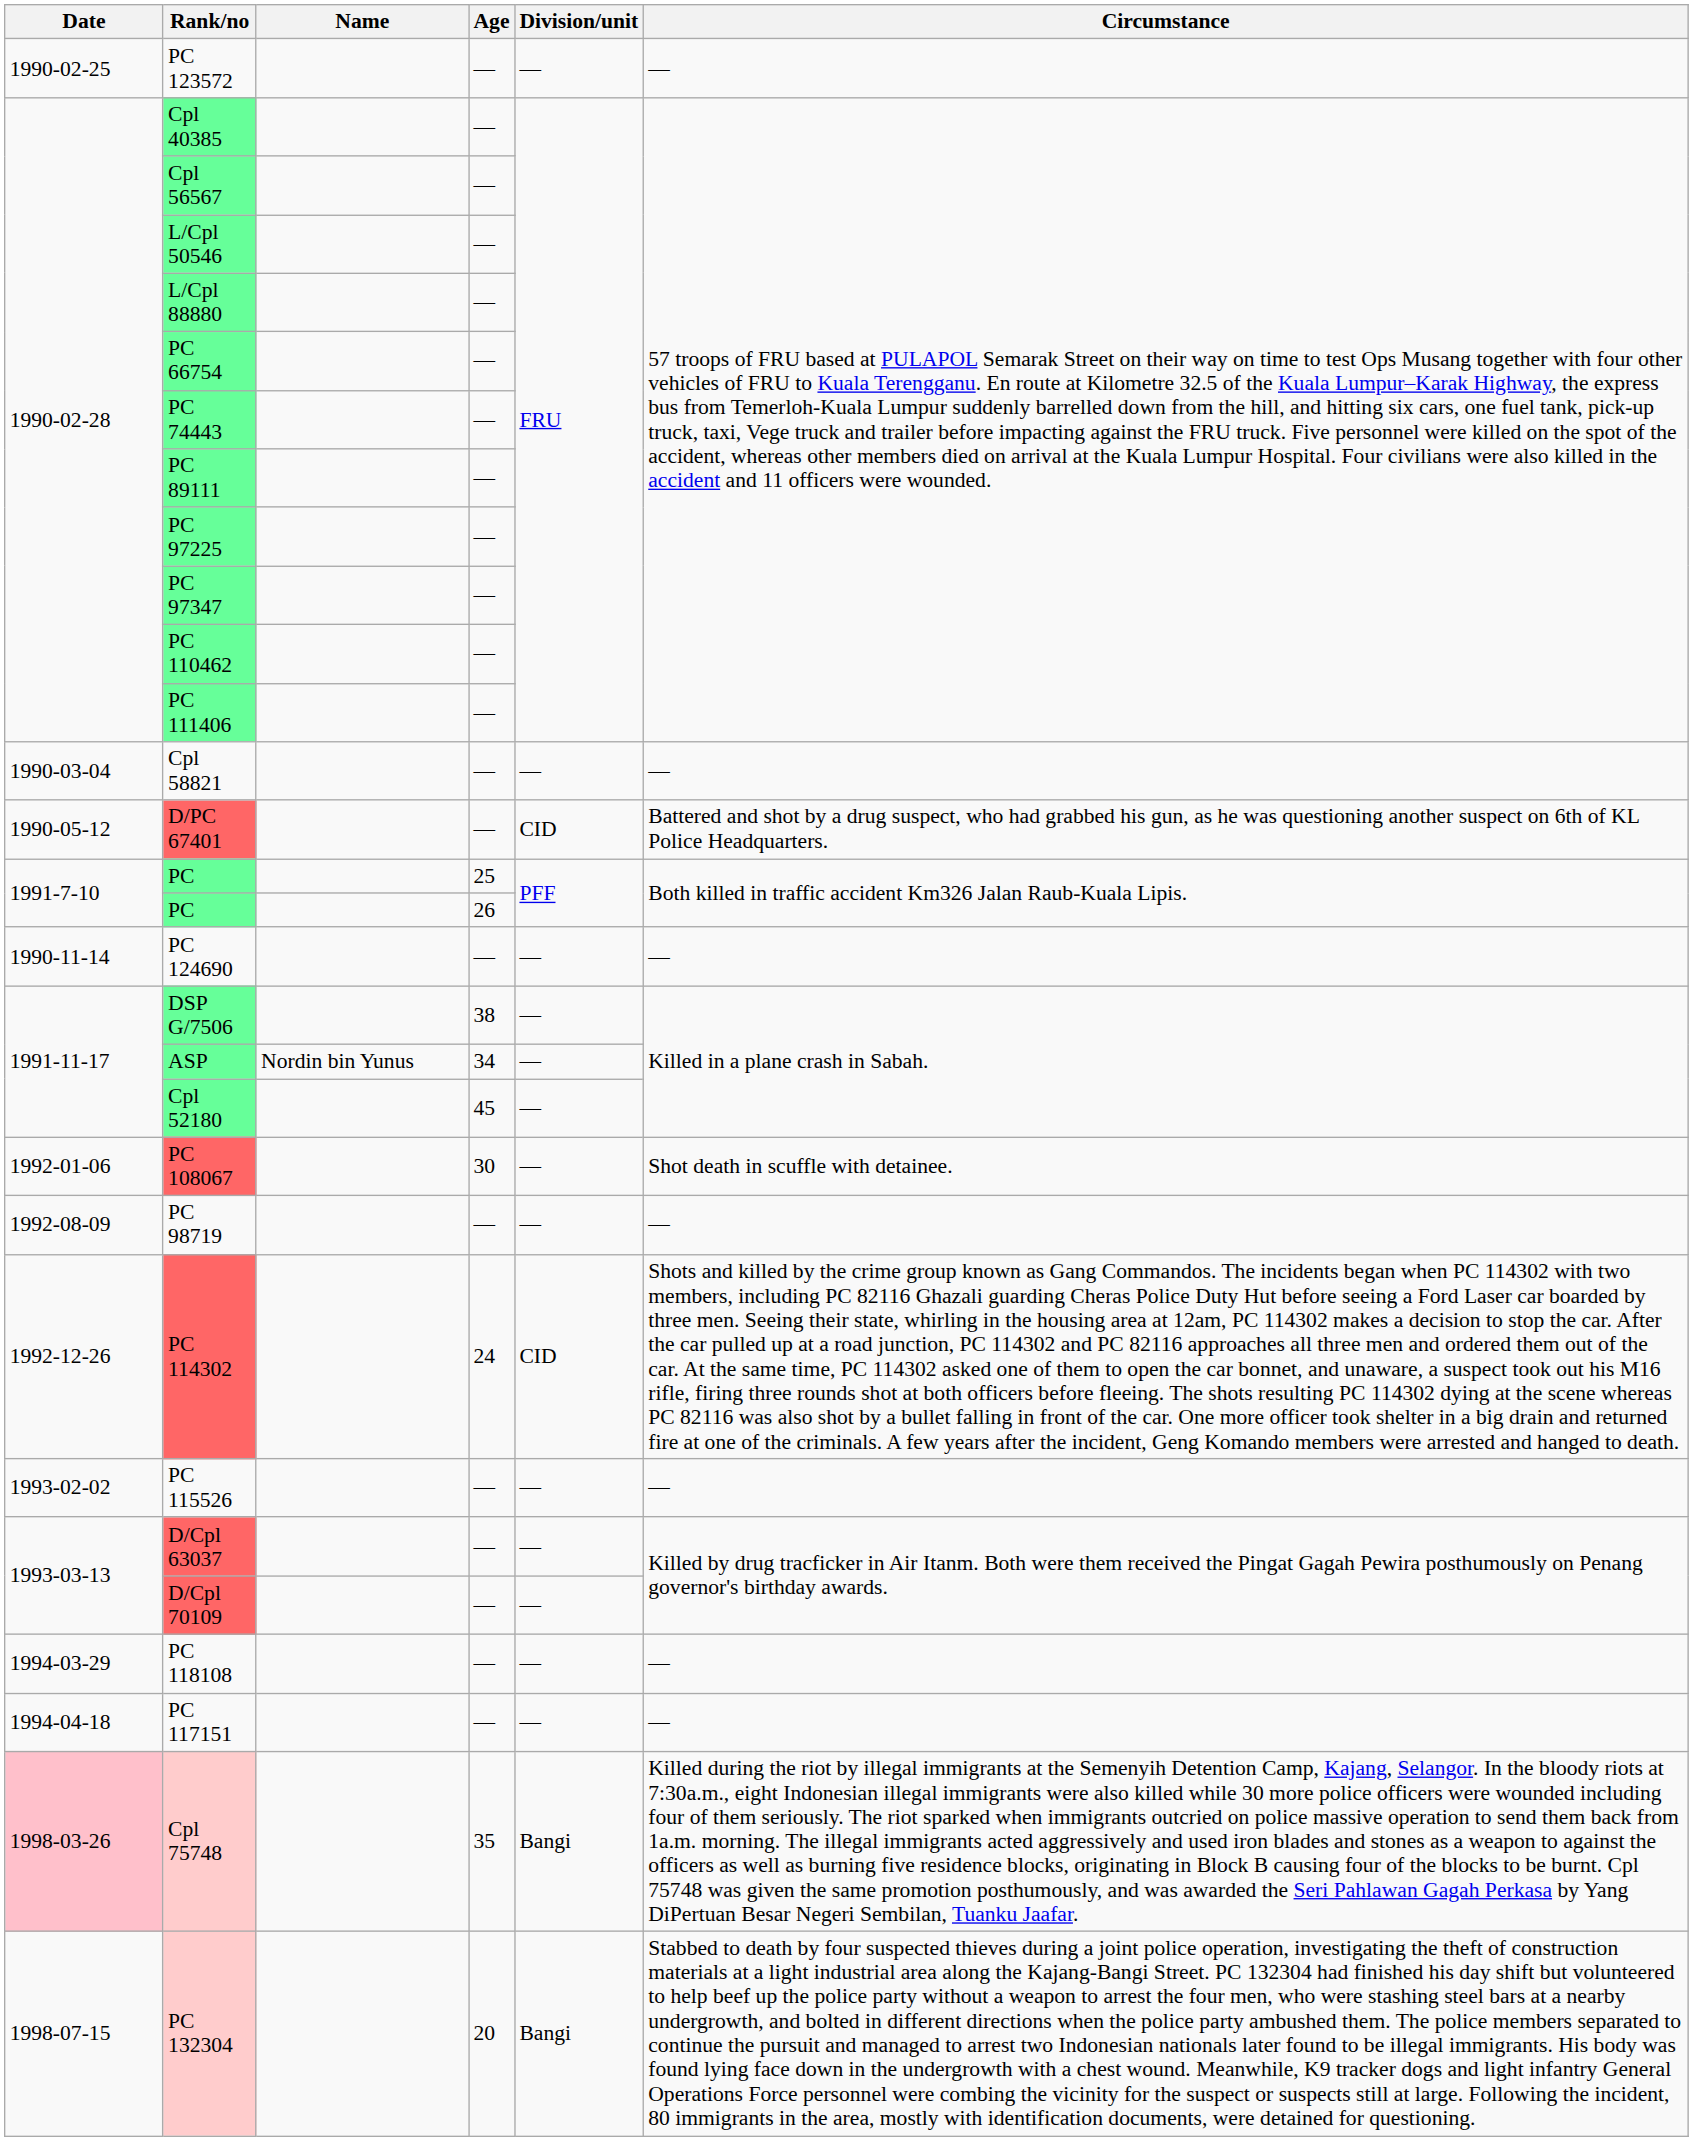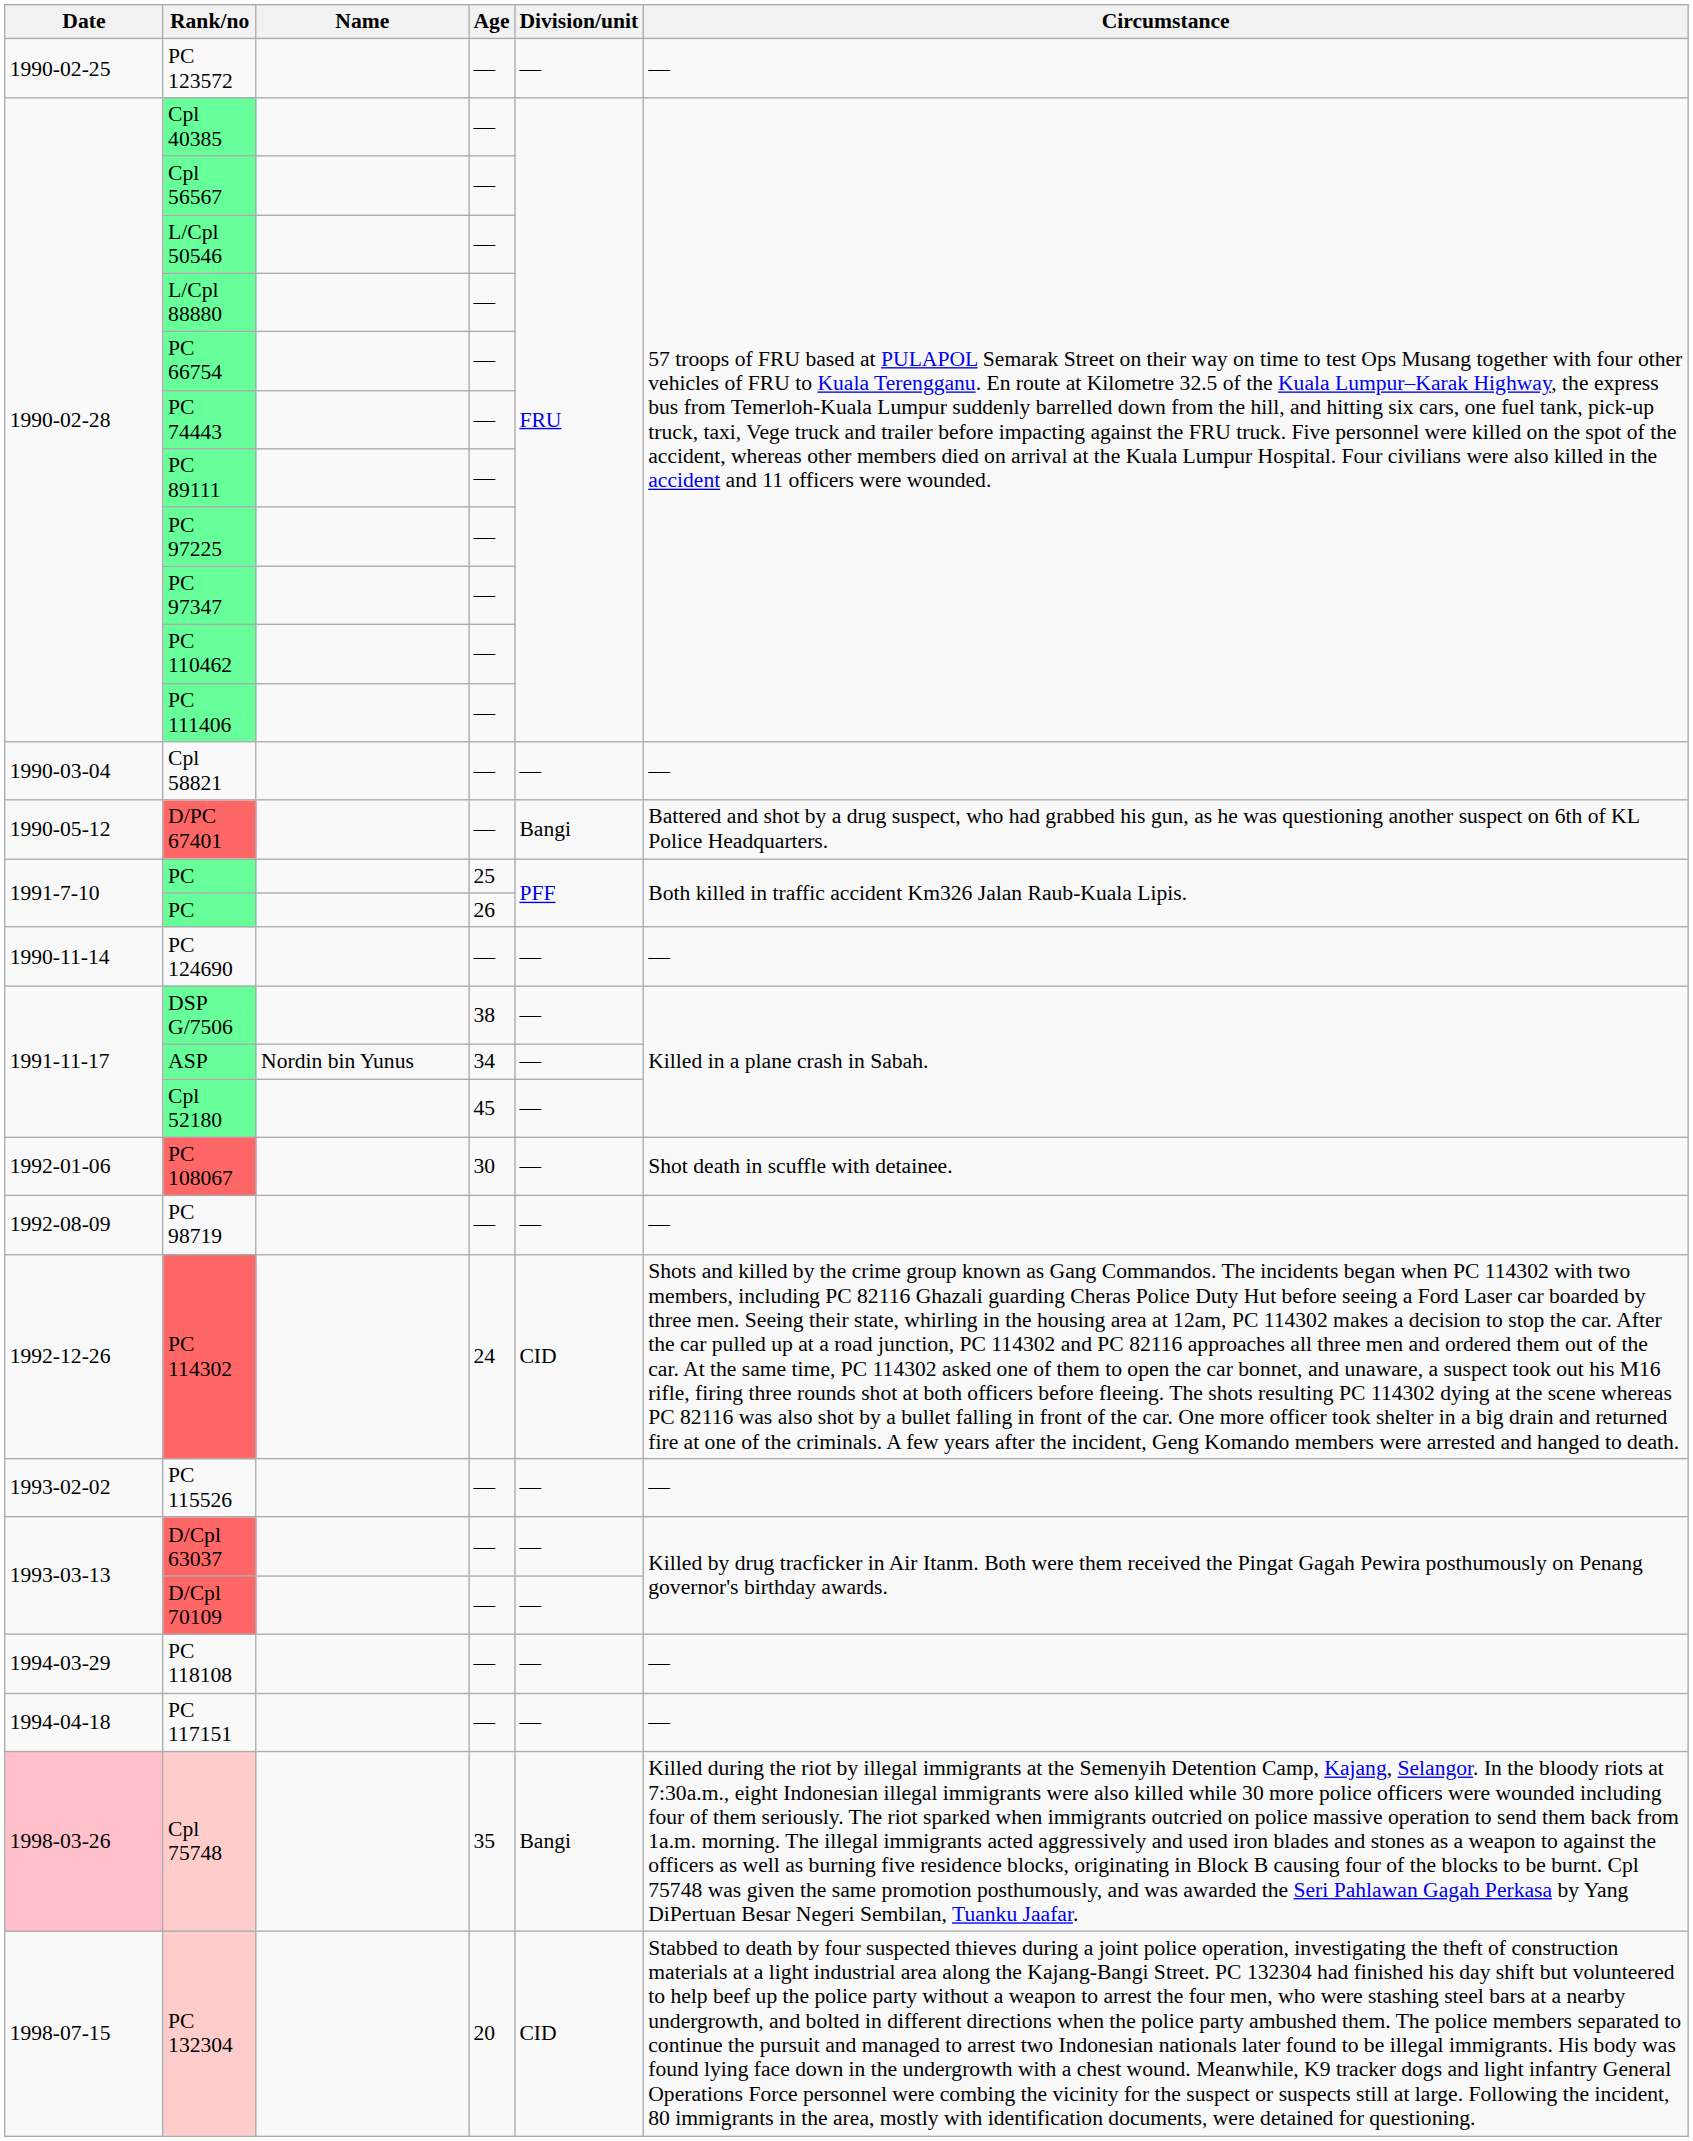(538, 829) CID -> (545, 829) Bangi
(545, 2033) Bangi -> (538, 2033) CID
